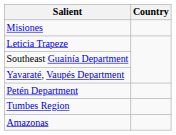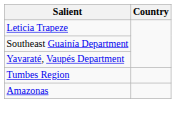- row: (25, 28)
- row: (42, 91)
